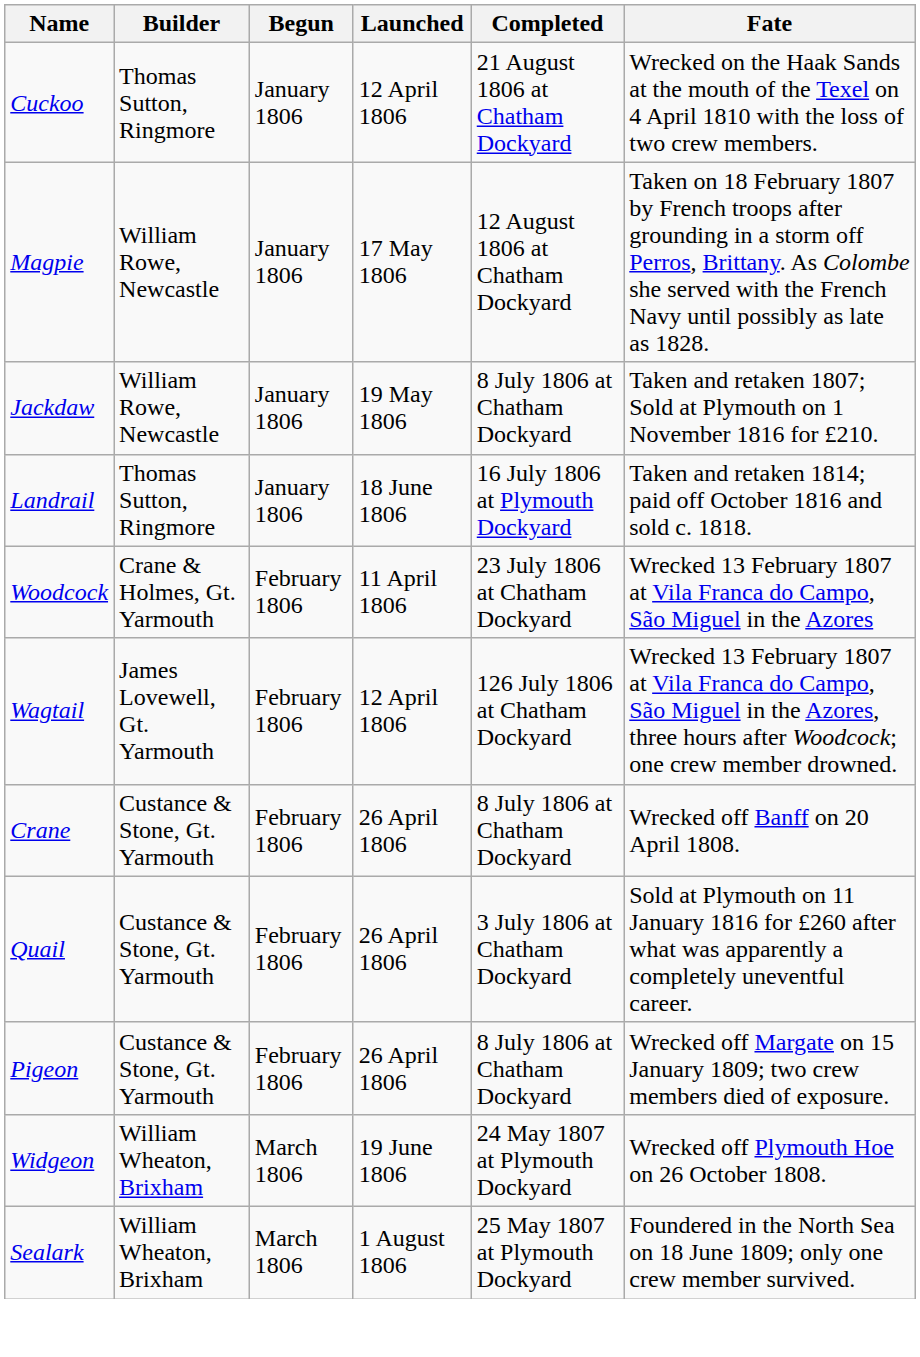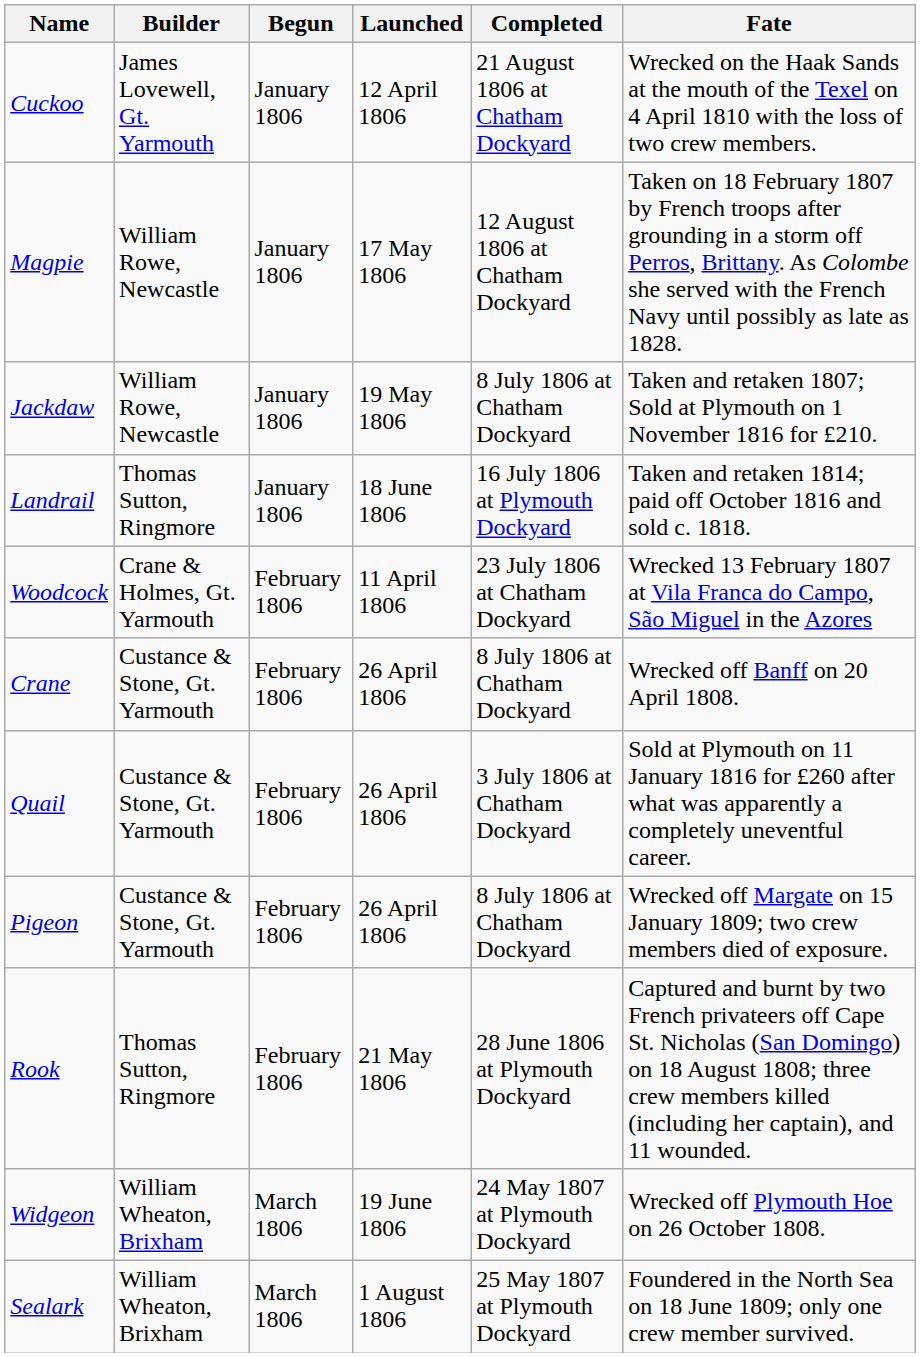(167, 102) Thomas Sutton, Ringmore -> (167, 102) James Lovewell, Gt. Yarmouth
- row: (47, 710)
+ row: (35, 1068)
